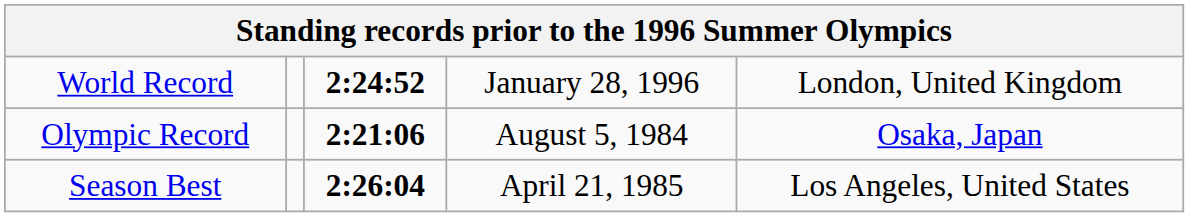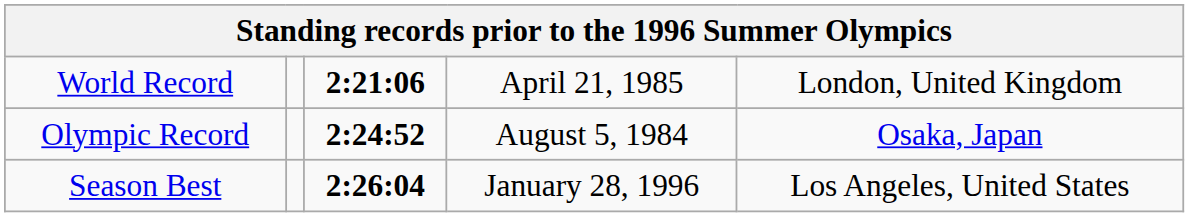(375, 81) 2:24:52 -> (375, 81) 2:21:06
(592, 81) January 28, 1996 -> (592, 81) April 21, 1985
(375, 133) 2:21:06 -> (375, 133) 2:24:52
(592, 184) April 21, 1985 -> (592, 184) January 28, 1996
